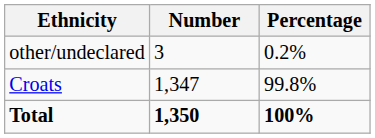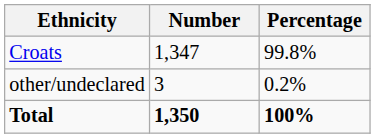rows swapped: (36, 84) <-> (77, 52)
